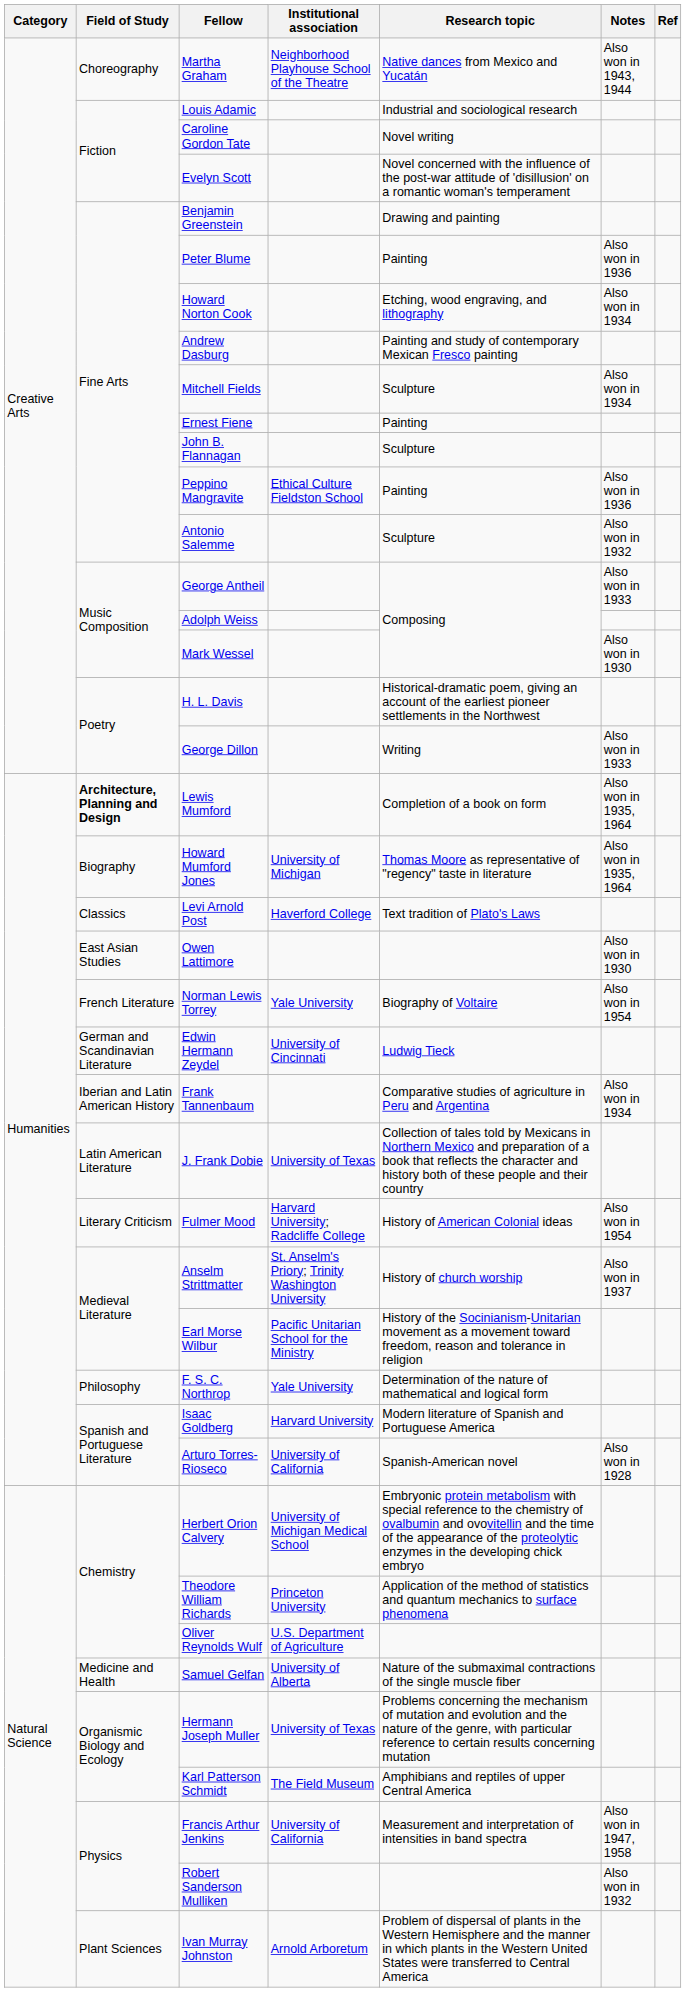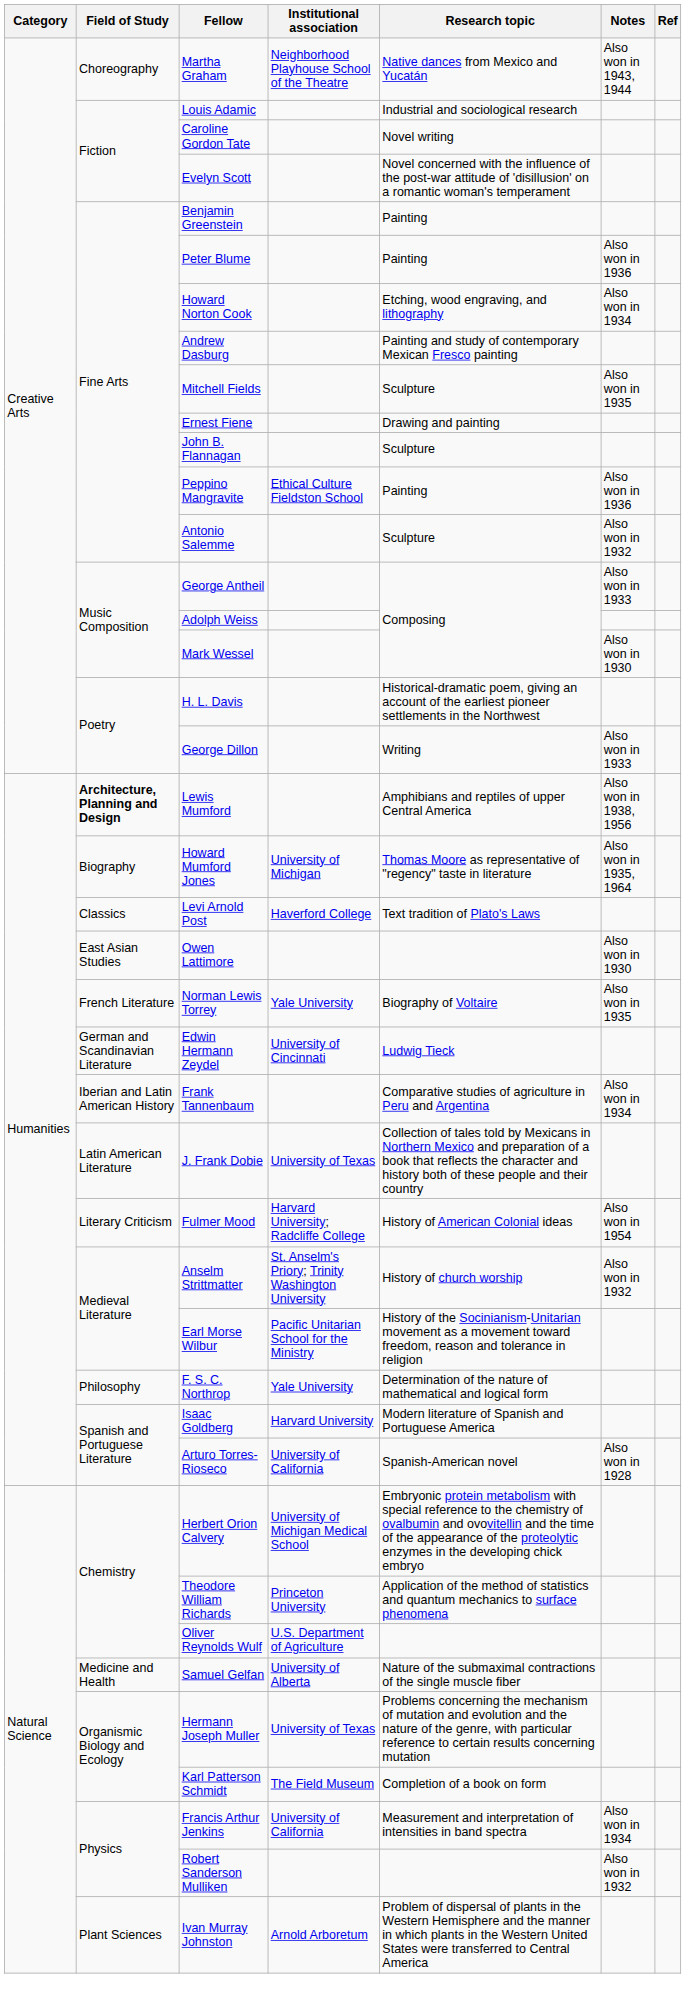(441, 218) Drawing and painting -> (405, 218) Painting
(622, 389) Also won in 1934 -> (622, 389) Also won in 1935
(405, 422) Painting -> (441, 422) Drawing and painting
(464, 804) Completion of a book on form -> (474, 804) Amphibians and reptiles of upper Central America
(622, 804) Also won in 1935, 1964 -> (622, 804) Also won in 1938, 1956
(622, 1003) Also won in 1954 -> (622, 1003) Also won in 1935
(622, 1277) Also won in 1937 -> (622, 1277) Also won in 1932
(474, 1784) Amphibians and reptiles of upper Central America -> (464, 1784) Completion of a book on form
(622, 1832) Also won in 1947, 1958 -> (622, 1825) Also won in 1934
